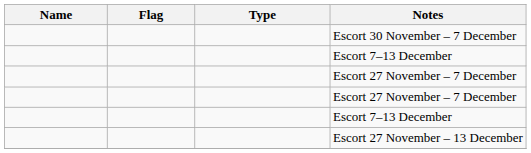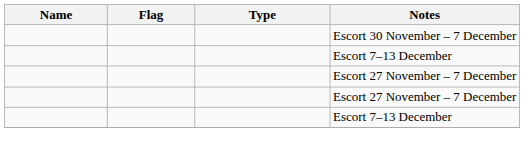- row: (56, 138)
